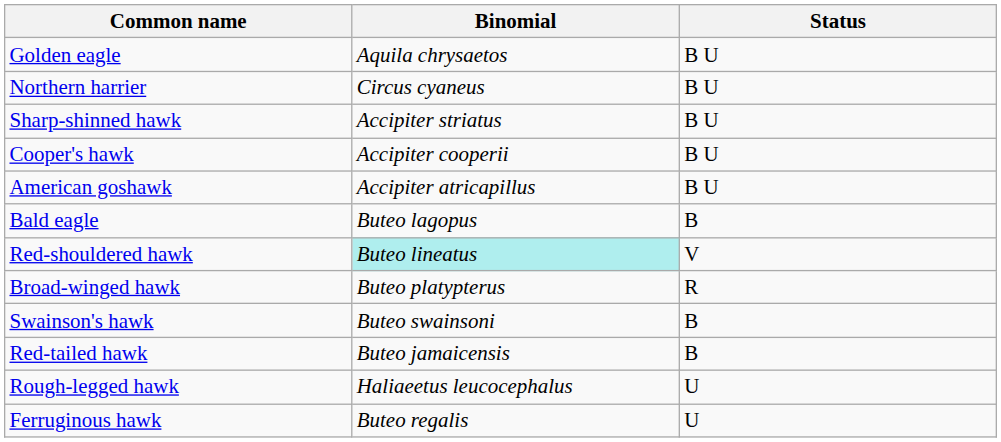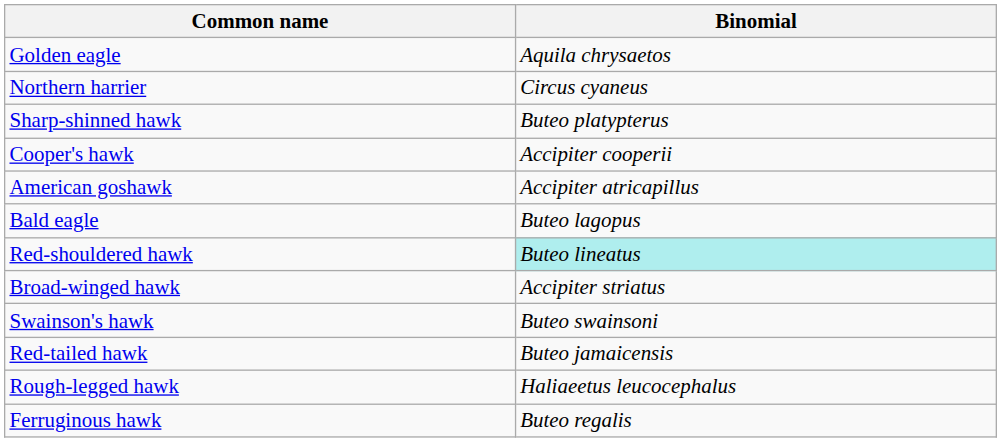- column: (838, 21)
(429, 120) Accipiter striatus -> (594, 120) Buteo platypterus
(431, 287) Buteo platypterus -> (593, 287) Accipiter striatus
